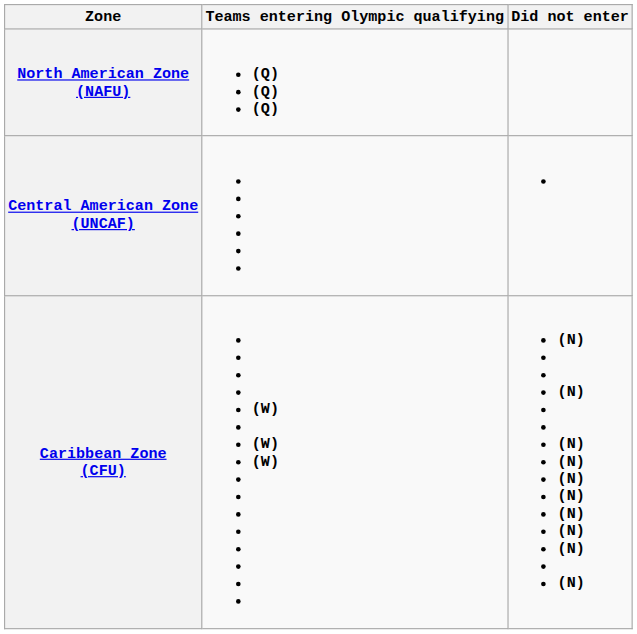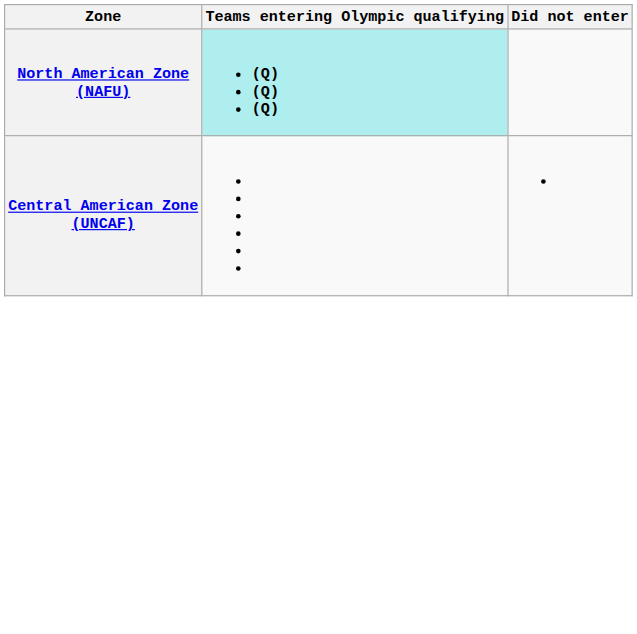(355, 91) no background -> (355, 91) paleturquoise background
- row: (103, 462)
